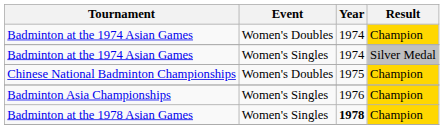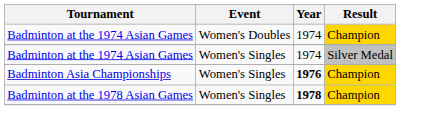- row: (122, 74)
(352, 94) normal -> (309, 74) bold
